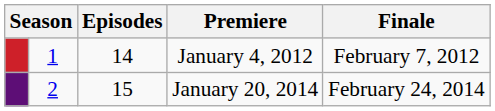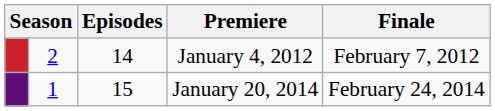(53, 55) 1 -> (53, 55) 2
(53, 88) 2 -> (53, 88) 1
